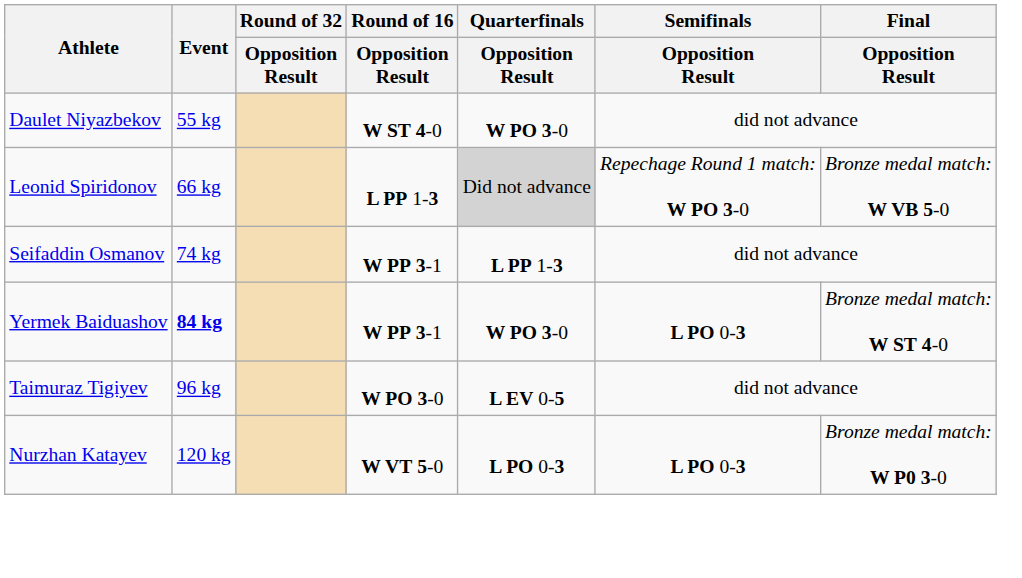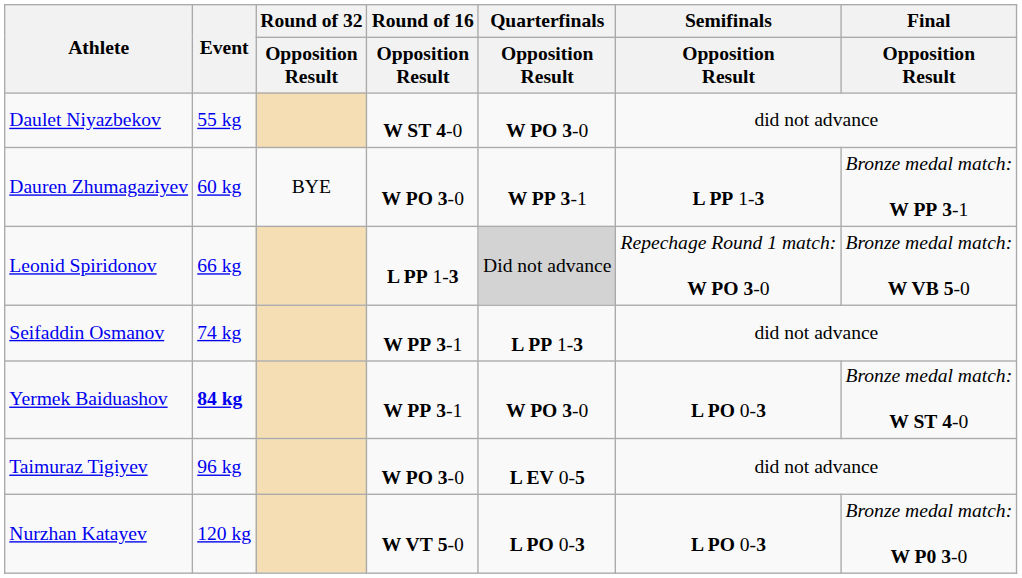+ row: (99, 187)
